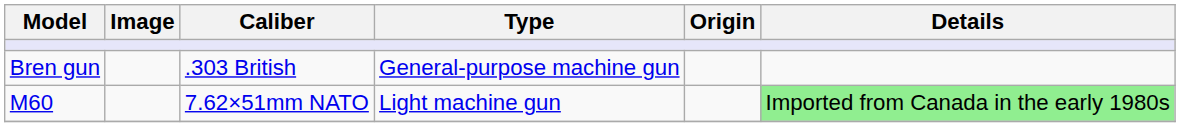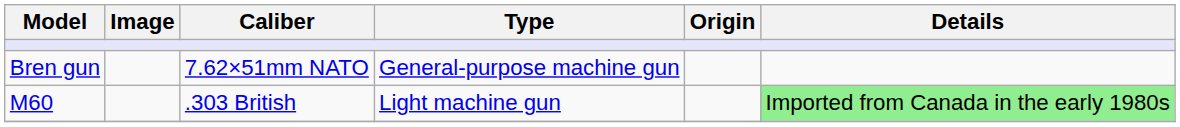(241, 67) .303 British -> (277, 67) 7.62×51mm NATO
(277, 102) 7.62×51mm NATO -> (241, 102) .303 British
